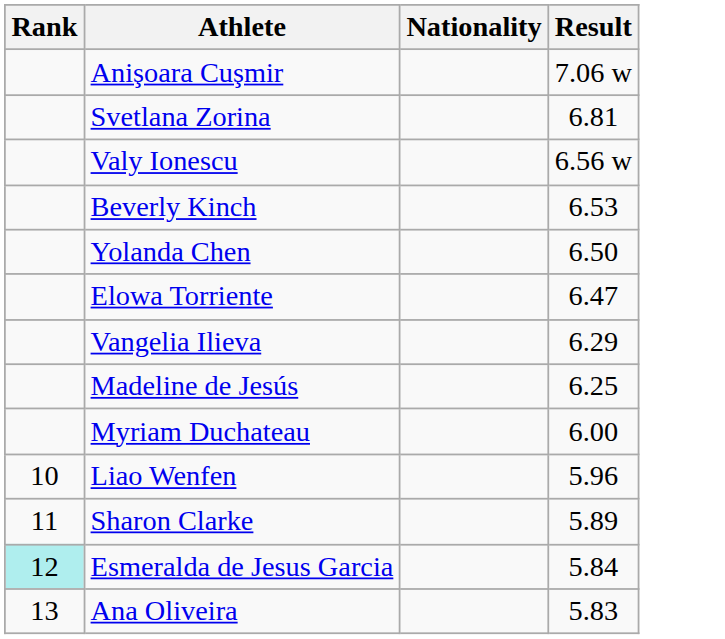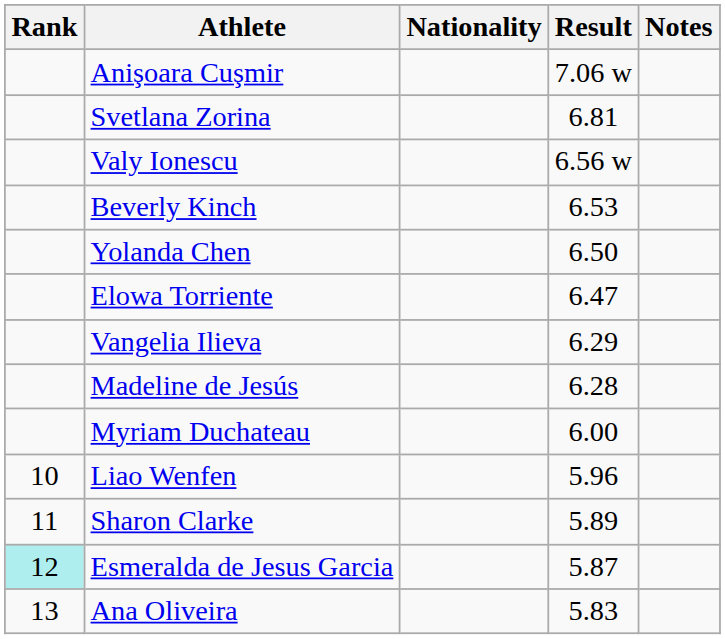+ column: (679, 26)
(593, 386) 6.25 -> (593, 386) 6.28
(593, 565) 5.84 -> (593, 565) 5.87
